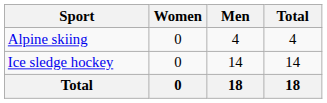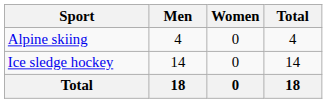columns swapped: (235, 16) <-> (178, 16)
